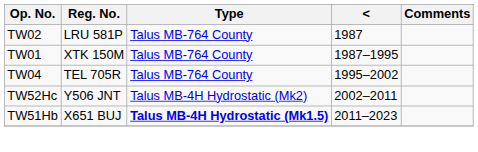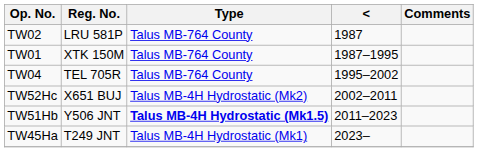(92, 95) Y506 JNT -> (93, 95) X651 BUJ
(93, 116) X651 BUJ -> (92, 116) Y506 JNT
+ row: (33, 136)
